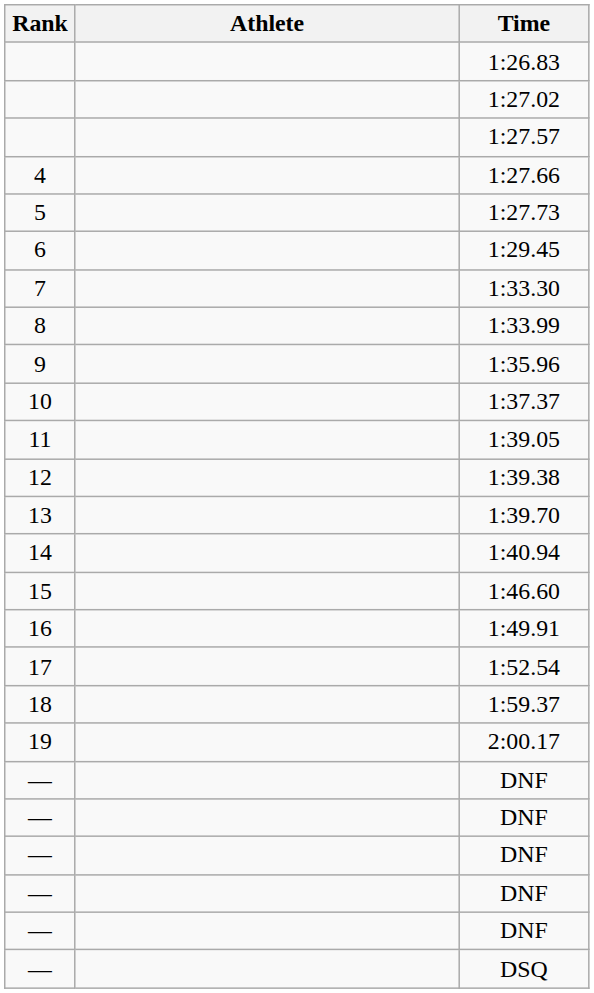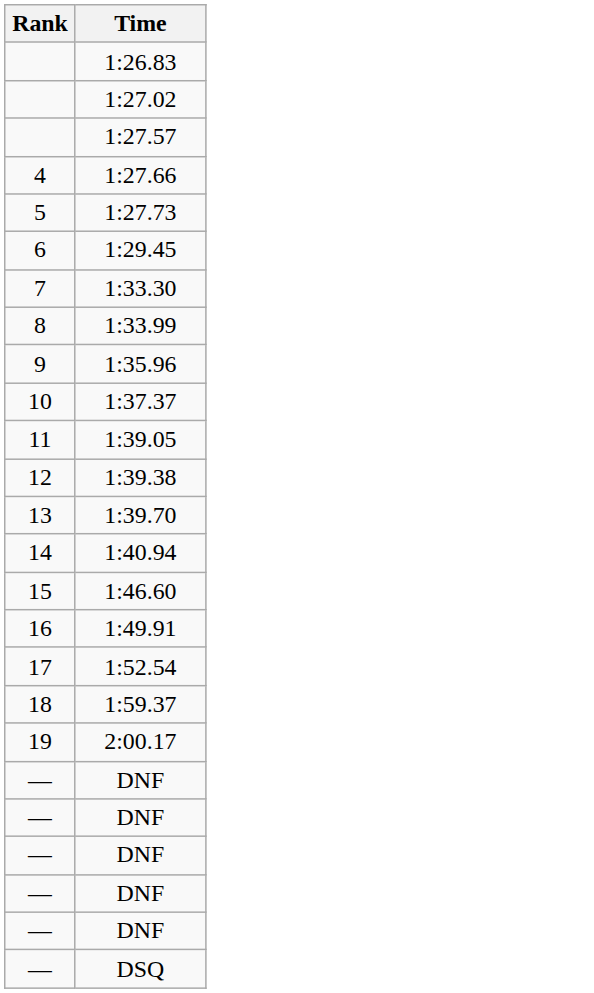- column: (267, 23)
